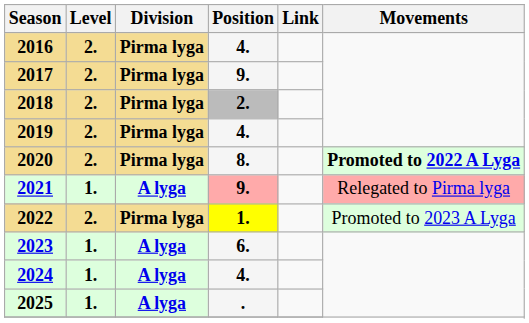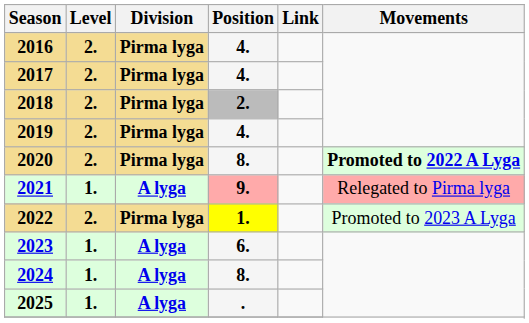(243, 75) 9. -> (243, 75) 4.
(243, 274) 4. -> (243, 274) 8.
